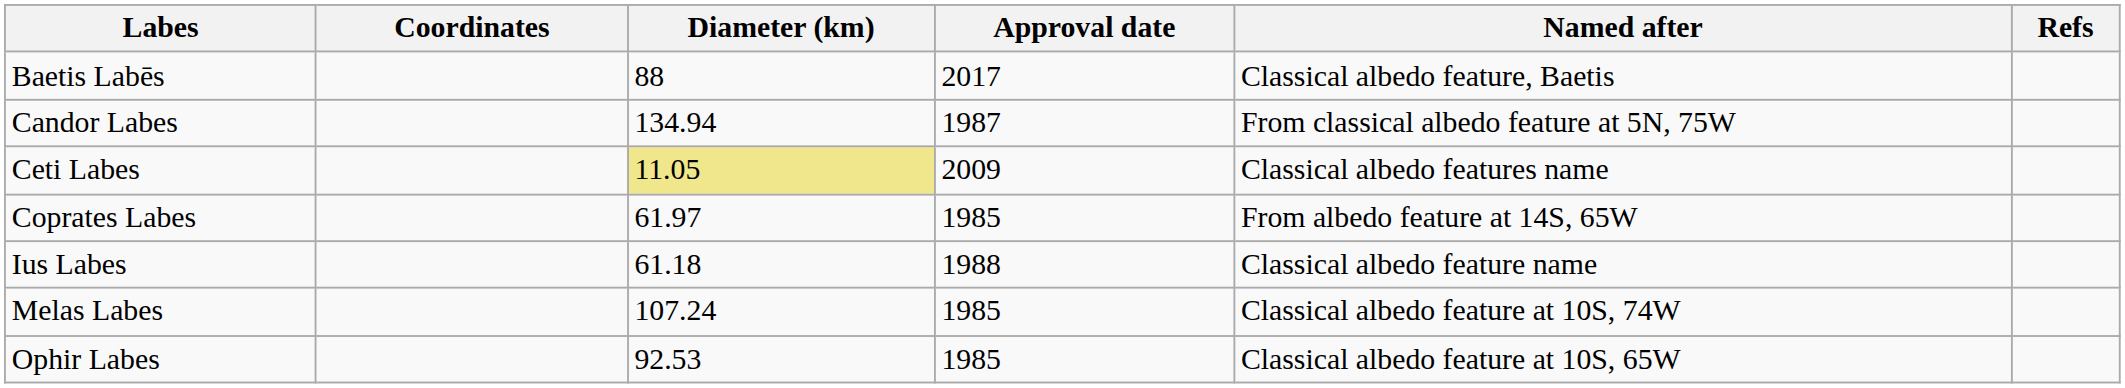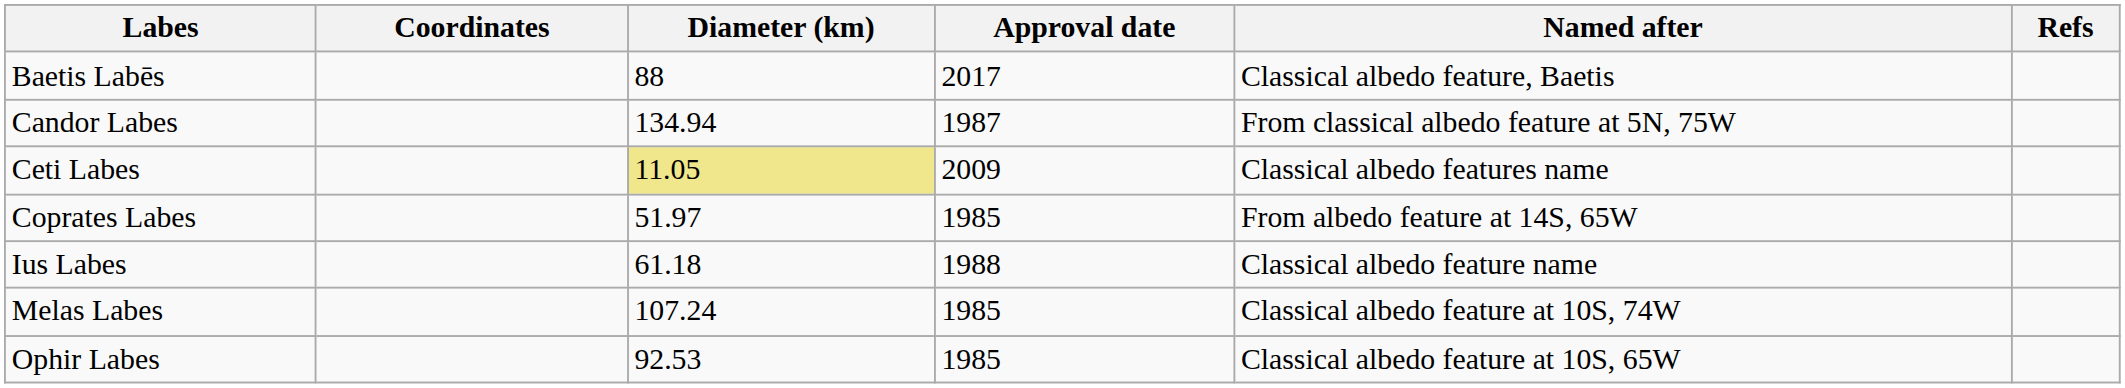(668, 216) 61.97 -> (668, 216) 51.97
